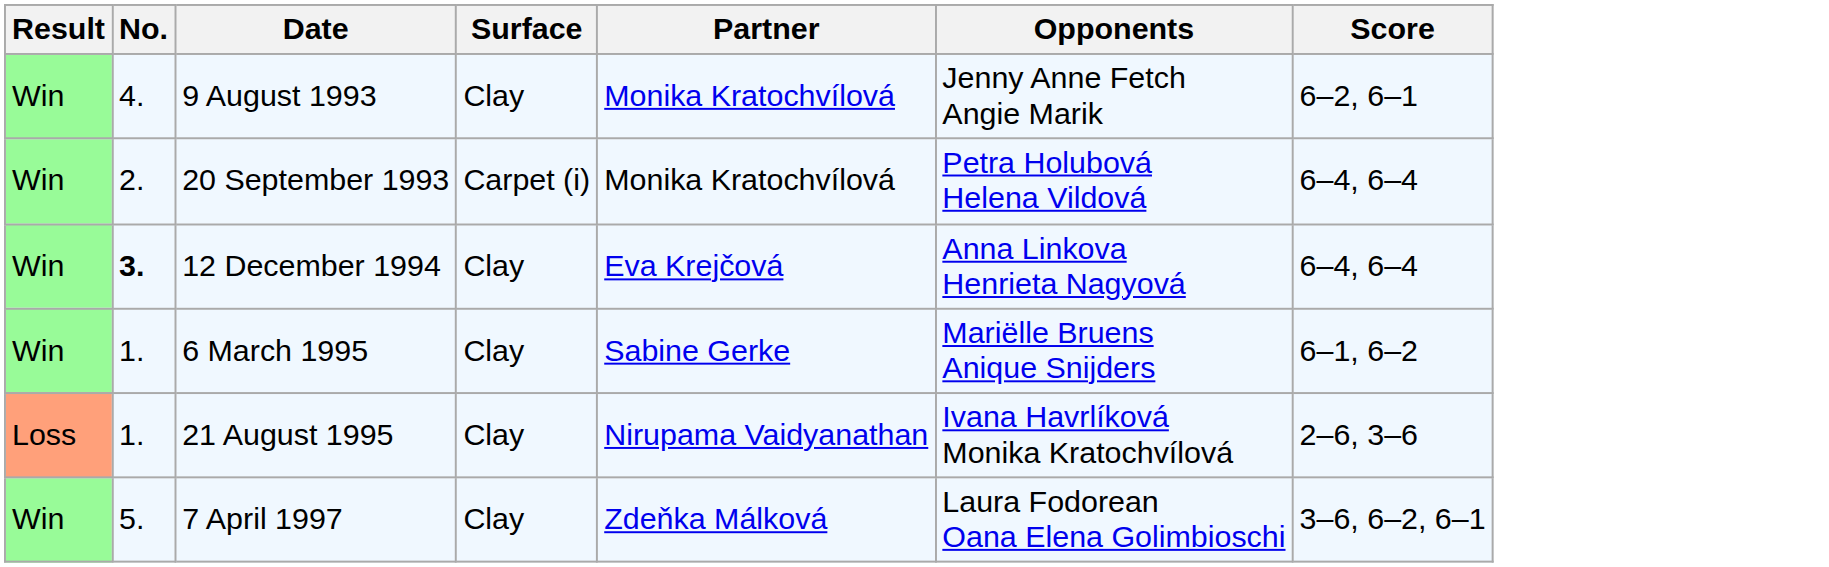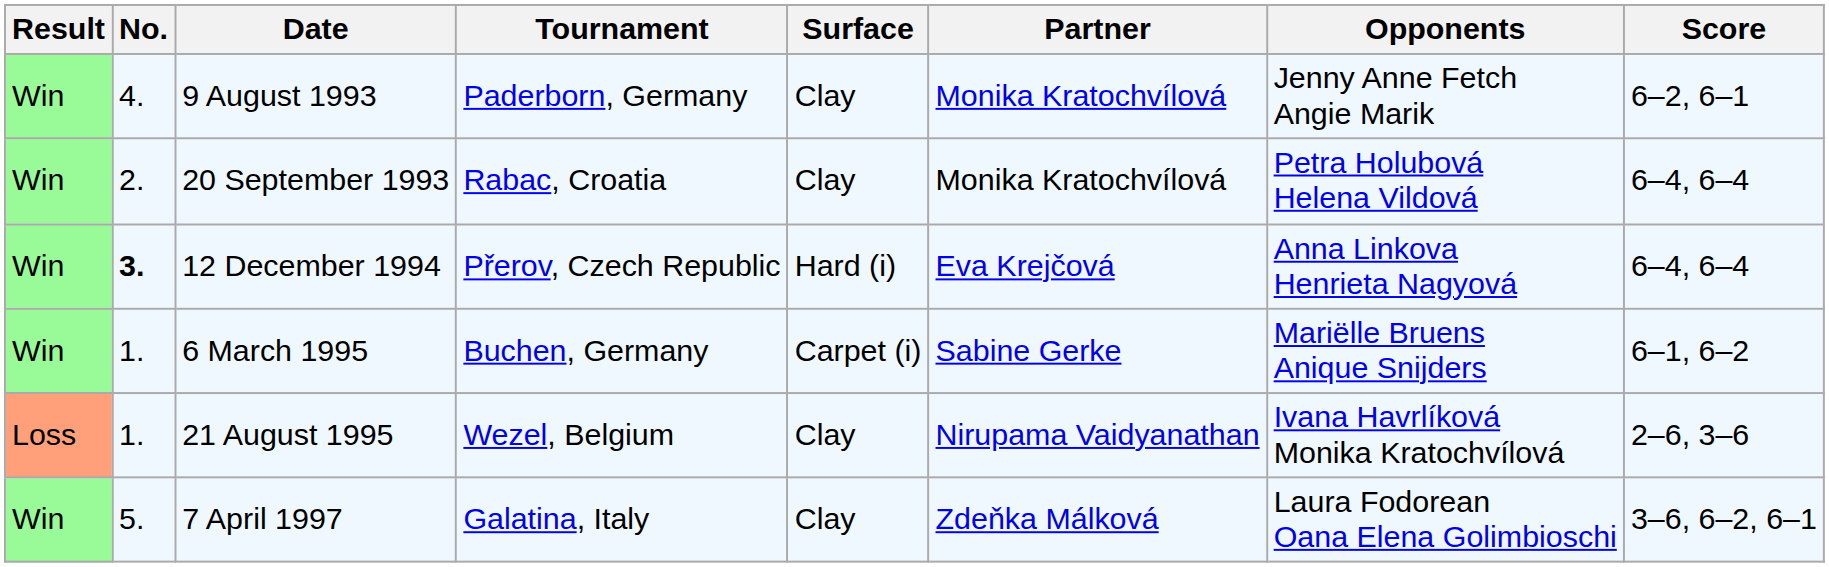+ column: (622, 28)
(527, 180) Carpet (i) -> (825, 180) Clay
(494, 265) Clay -> (845, 265) Hard (i)
(494, 349) Clay -> (858, 349) Carpet (i)
